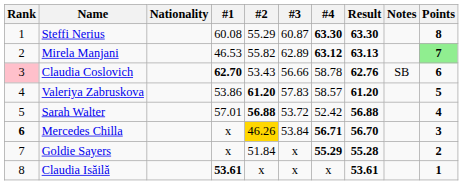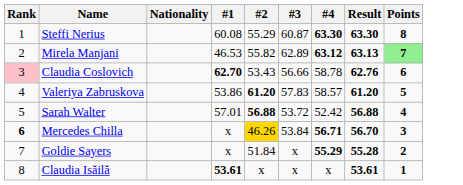- column: (402, 14)
